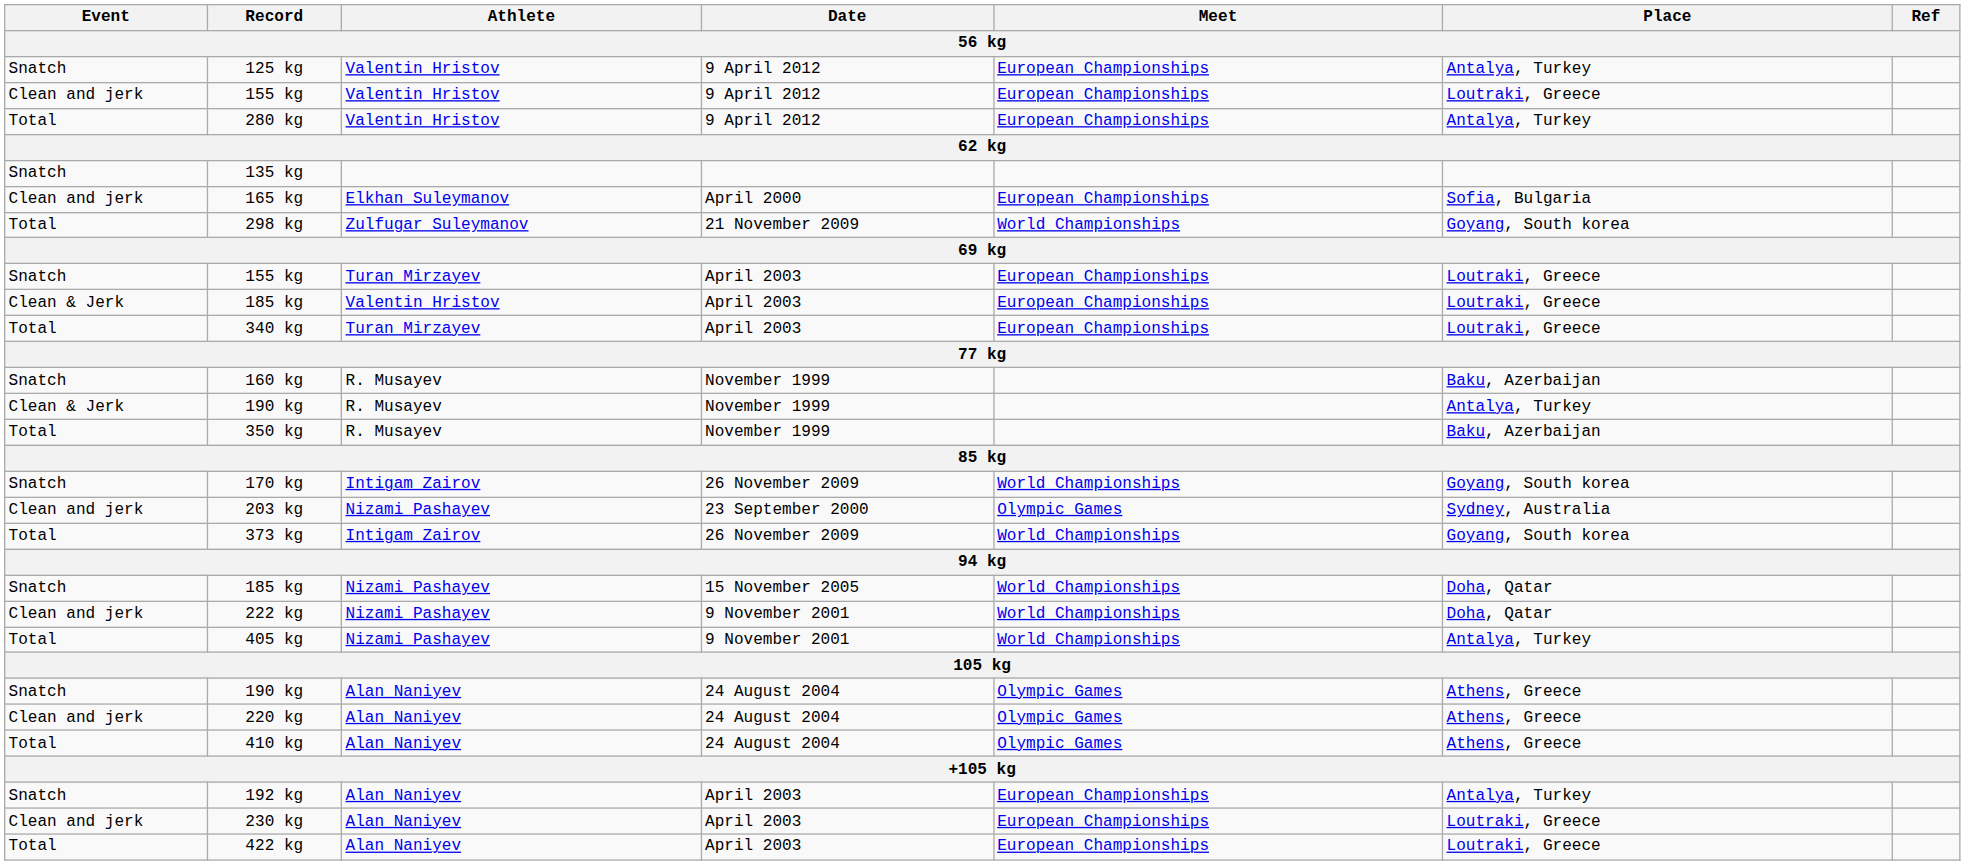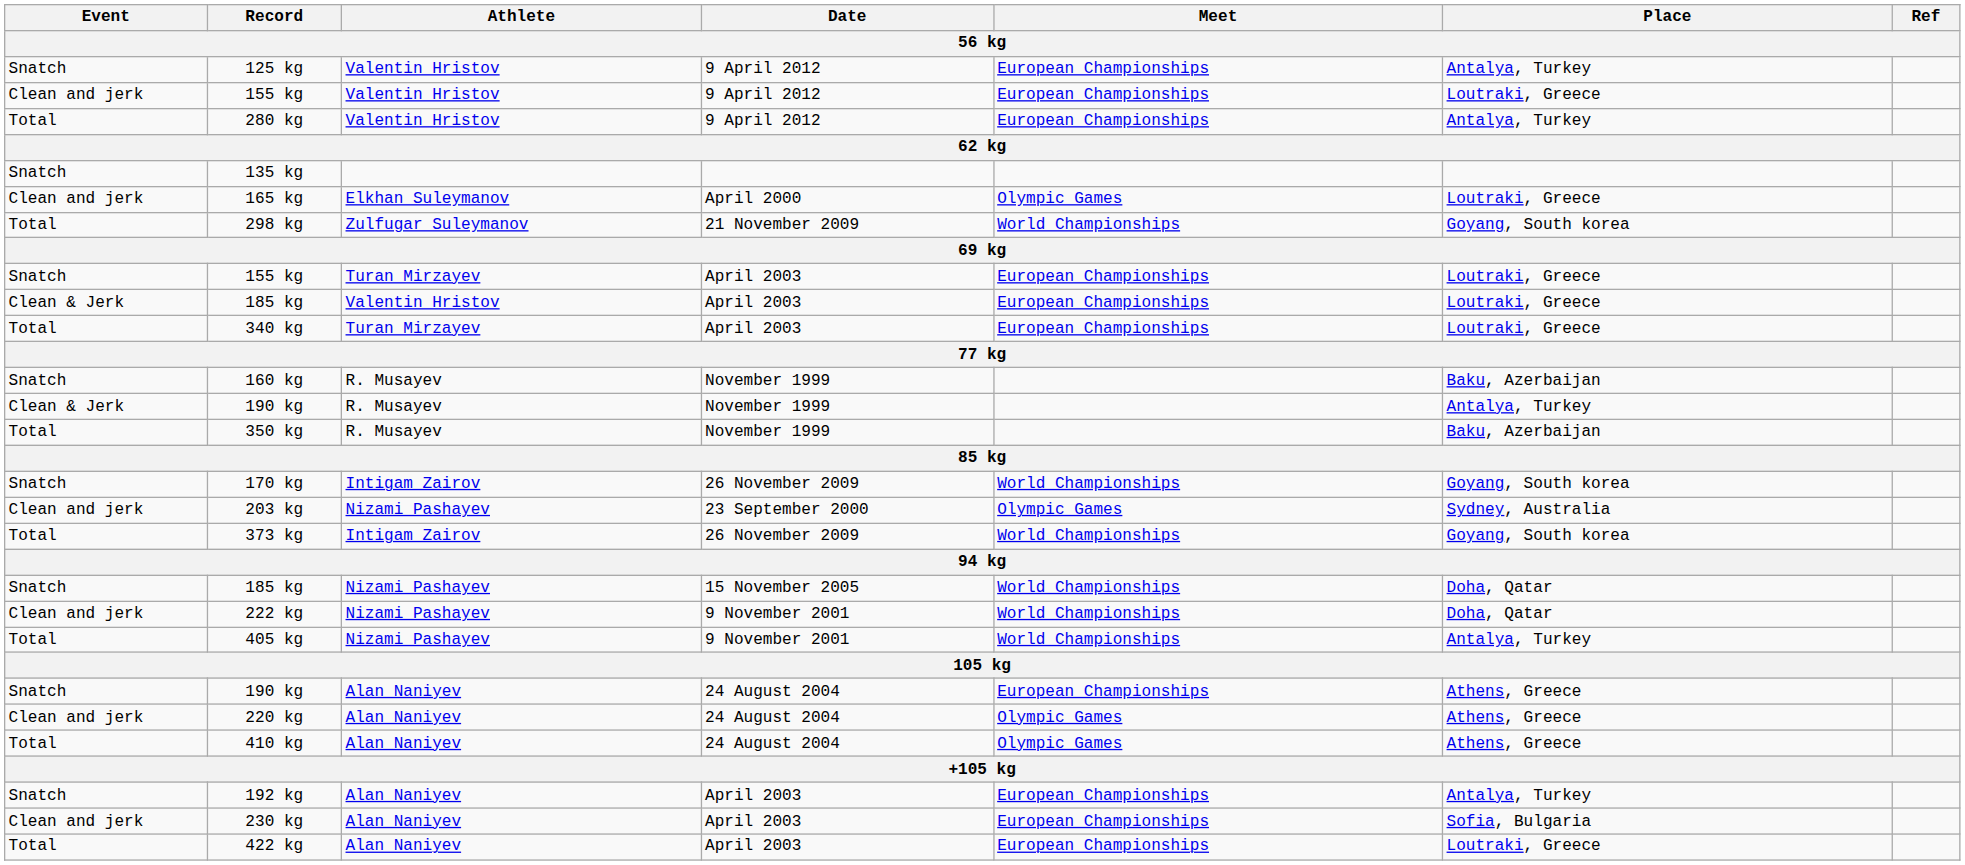(1103, 199) European Championships -> (1060, 199) Olympic Games
(1519, 199) Sofia, Bulgaria -> (1524, 199) Loutraki, Greece
(1060, 692) Olympic Games -> (1103, 692) European Championships
(1524, 821) Loutraki, Greece -> (1519, 821) Sofia, Bulgaria
